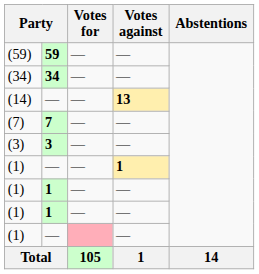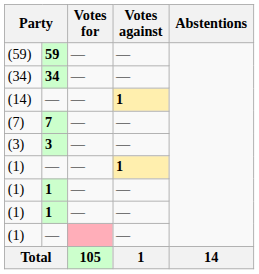(123, 99) 13 -> (120, 99) 1
